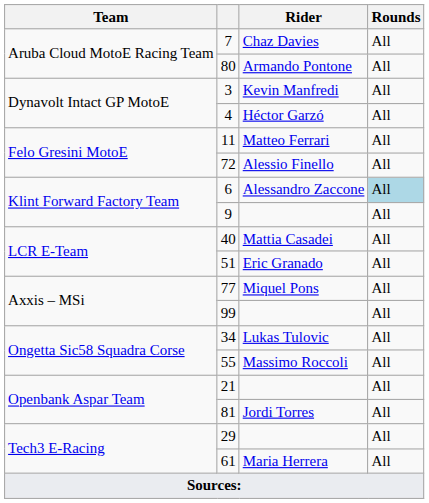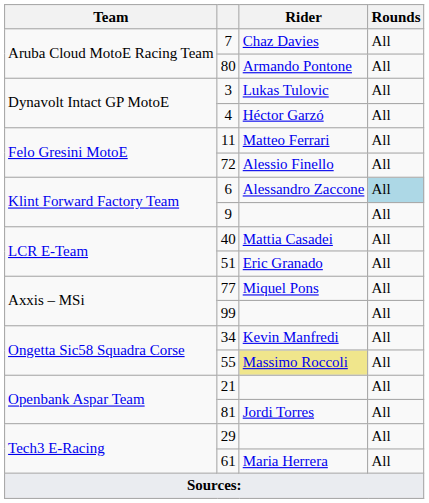(291, 90) Kevin Manfredi -> (286, 90) Lukas Tulovic
(286, 337) Lukas Tulovic -> (291, 337) Kevin Manfredi
(295, 361) no background -> (295, 361) khaki background
